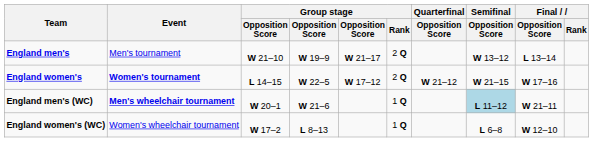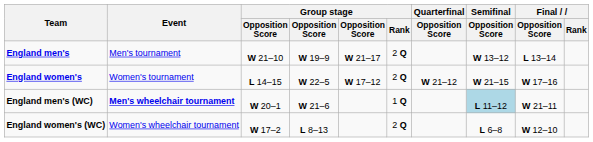(155, 77) bold -> (152, 77) normal
(399, 126) 1 Q -> (399, 126) 2 Q
